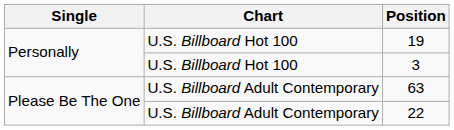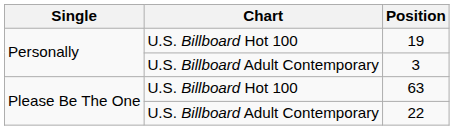(223, 64) U.S. Billboard Hot 100 -> (263, 64) U.S. Billboard Adult Contemporary
(263, 88) U.S. Billboard Adult Contemporary -> (223, 88) U.S. Billboard Hot 100
